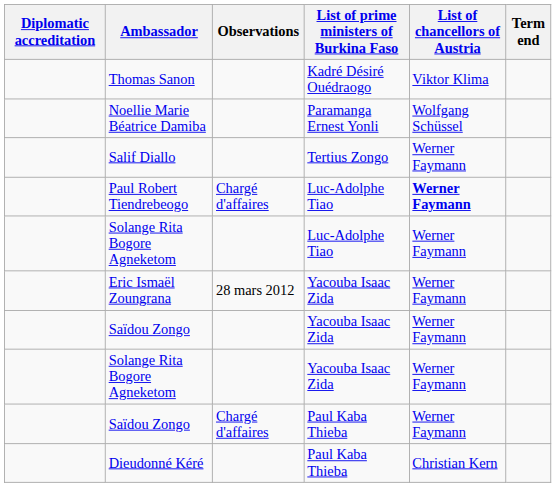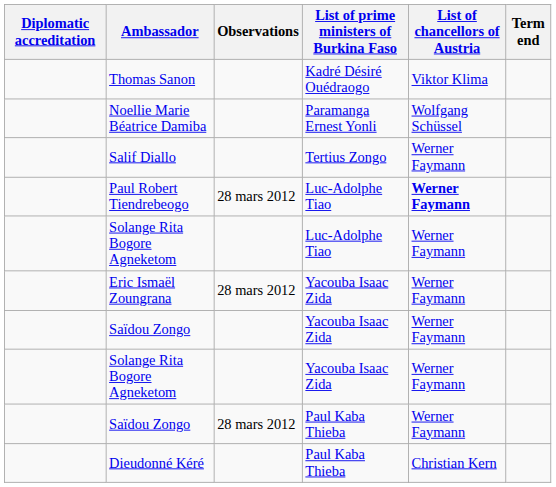(242, 196) Chargé d'affaires -> (256, 196) 28 mars 2012
(242, 423) Chargé d'affaires -> (256, 423) 28 mars 2012
